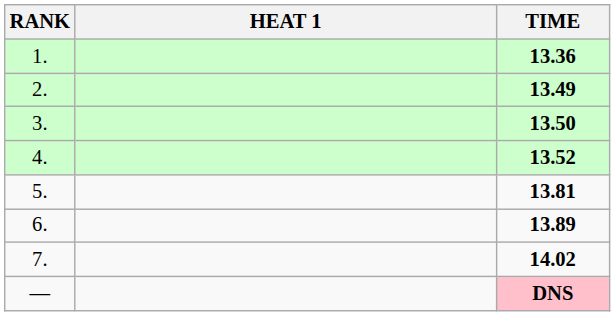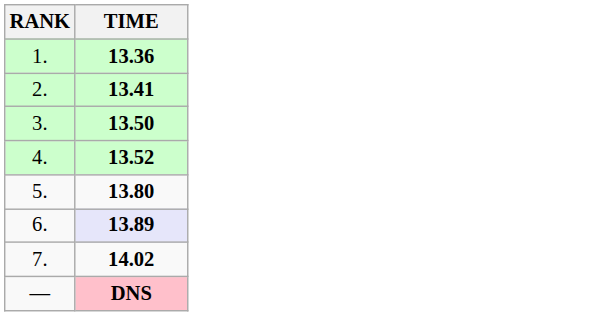- column: (286, 21)
(553, 89) 13.49 -> (131, 89) 13.41
(553, 191) 13.81 -> (131, 191) 13.80
(553, 225) no background -> (131, 225) lavender background
